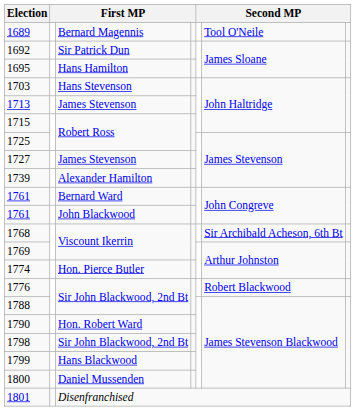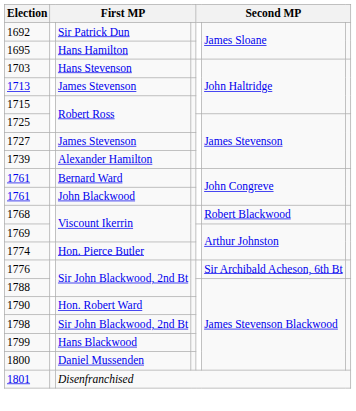- row: (19, 31)
(273, 232) Sir Archibald Acheson, 6th Bt -> (247, 214) Robert Blackwood
(247, 287) Robert Blackwood -> (273, 269) Sir Archibald Acheson, 6th Bt
